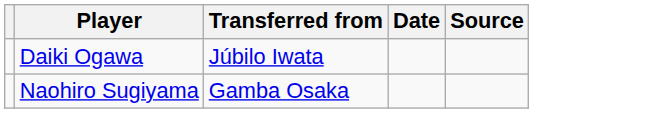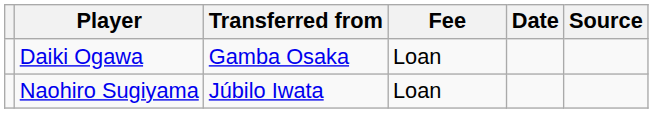+ column: (447, 21)
(266, 56) Júbilo Iwata -> (279, 56) Gamba Osaka
(279, 90) Gamba Osaka -> (266, 90) Júbilo Iwata
